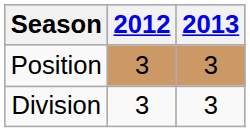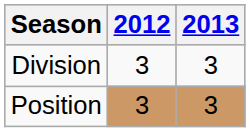rows swapped: (56, 106) <-> (56, 65)
